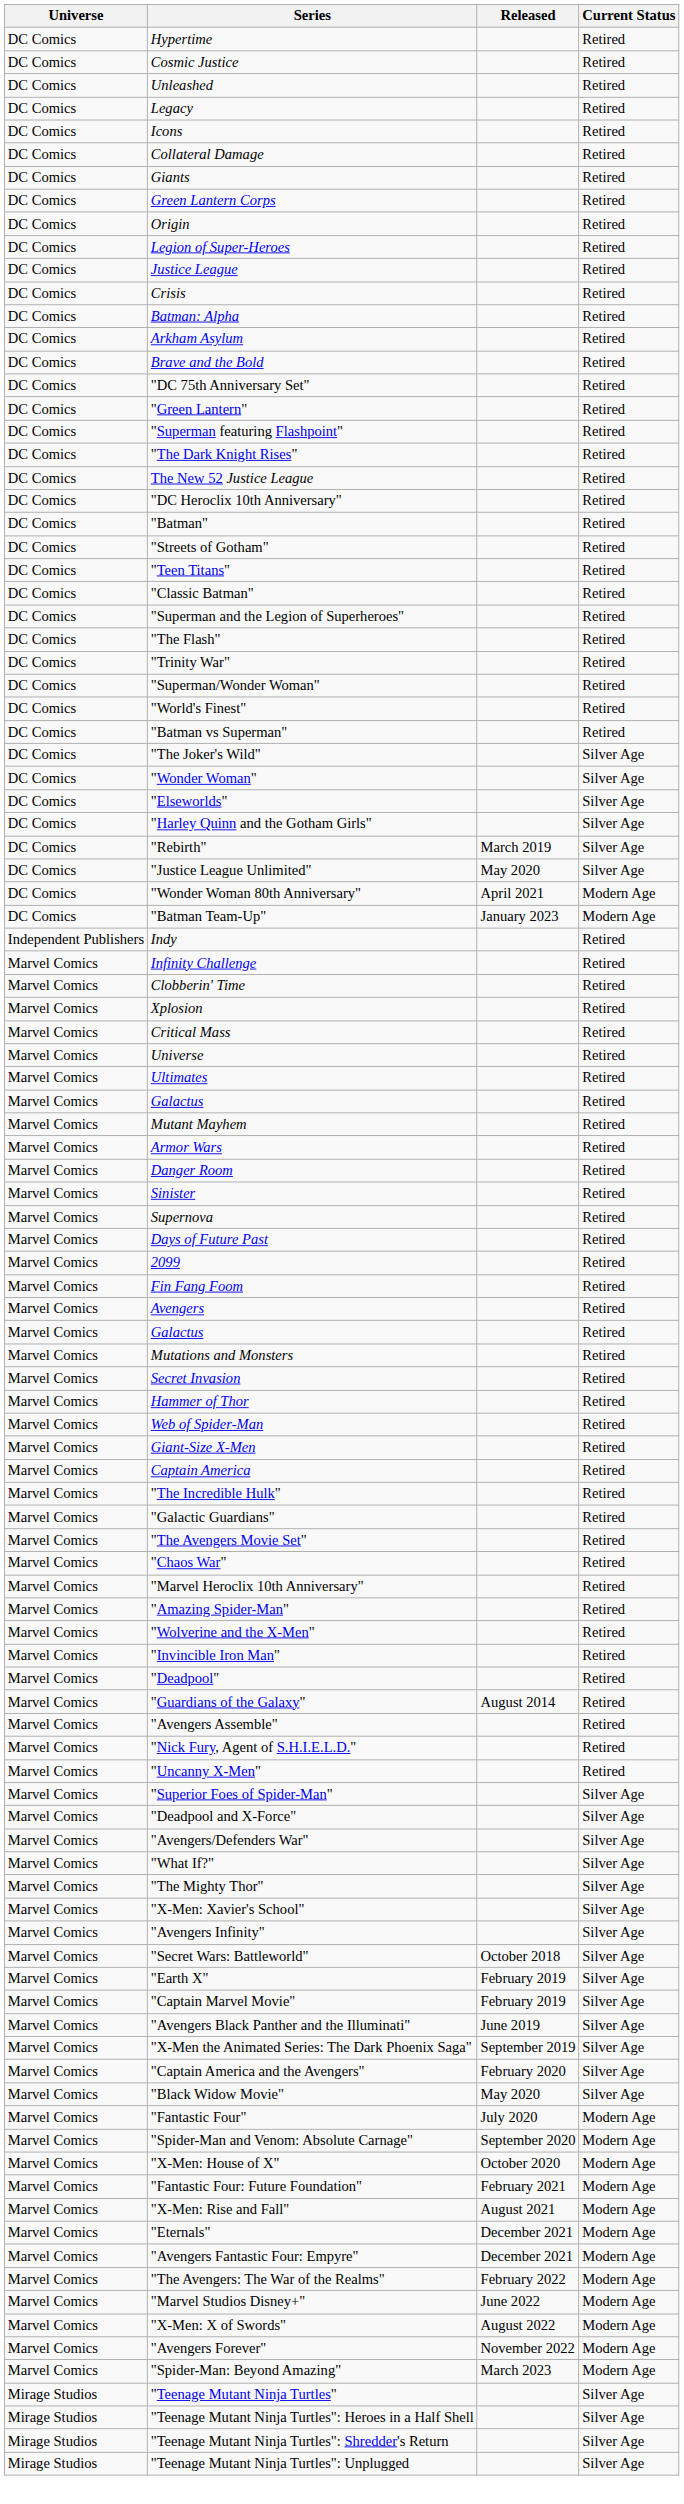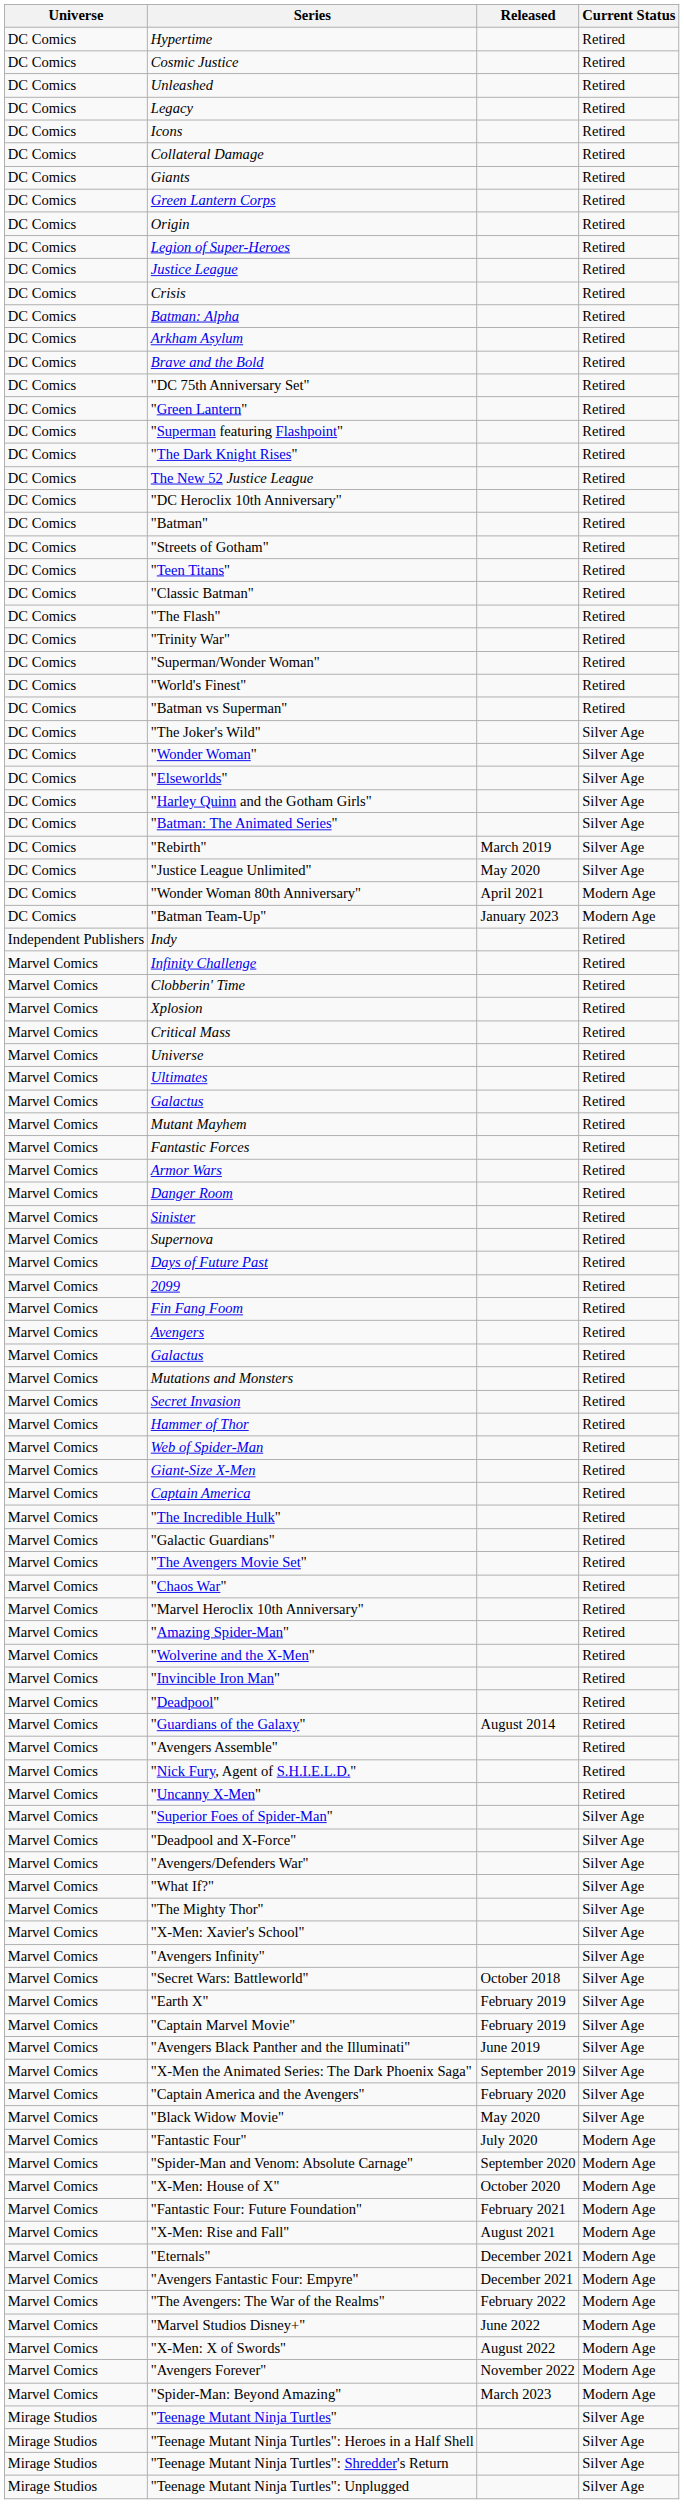- row: (277, 616)
+ row: (244, 824)
+ row: (200, 1147)
